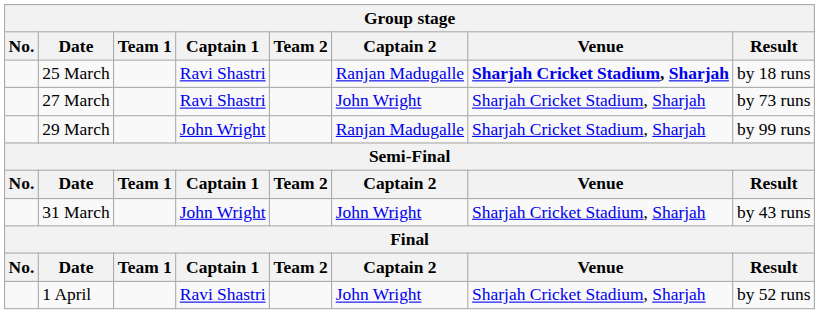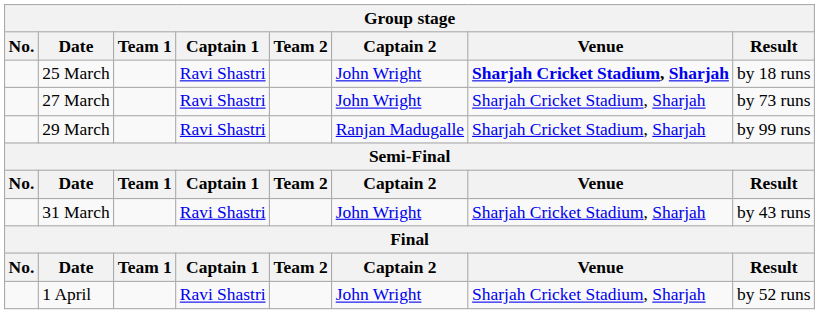(400, 73) Ranjan Madugalle -> (379, 73) John Wright
(223, 128) John Wright -> (223, 128) Ravi Shastri
(223, 211) John Wright -> (223, 211) Ravi Shastri
